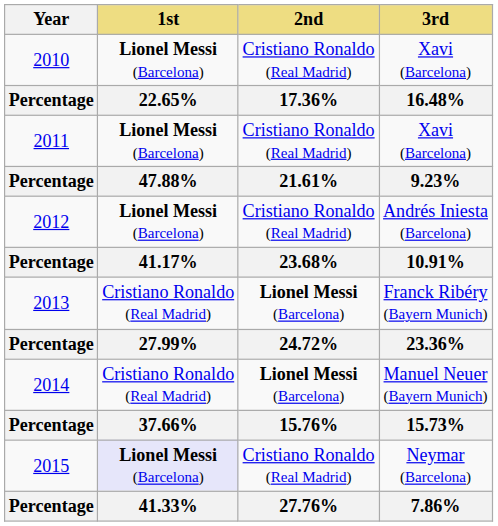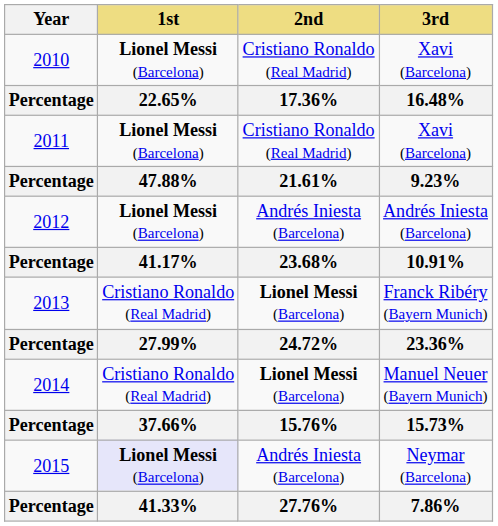(309, 222) Cristiano Ronaldo (Real Madrid) -> (309, 222) Andrés Iniesta (Barcelona)
(309, 465) Cristiano Ronaldo (Real Madrid) -> (309, 465) Andrés Iniesta (Barcelona)
